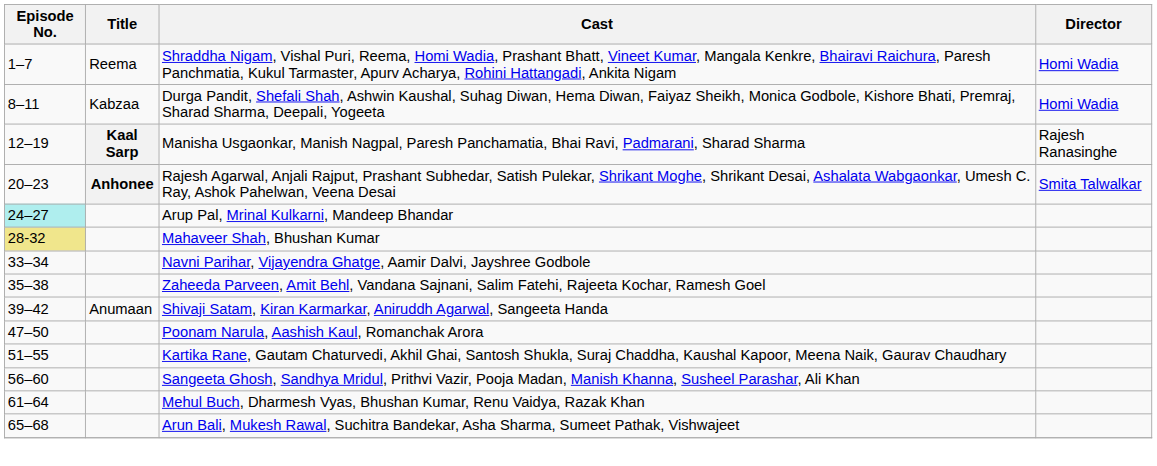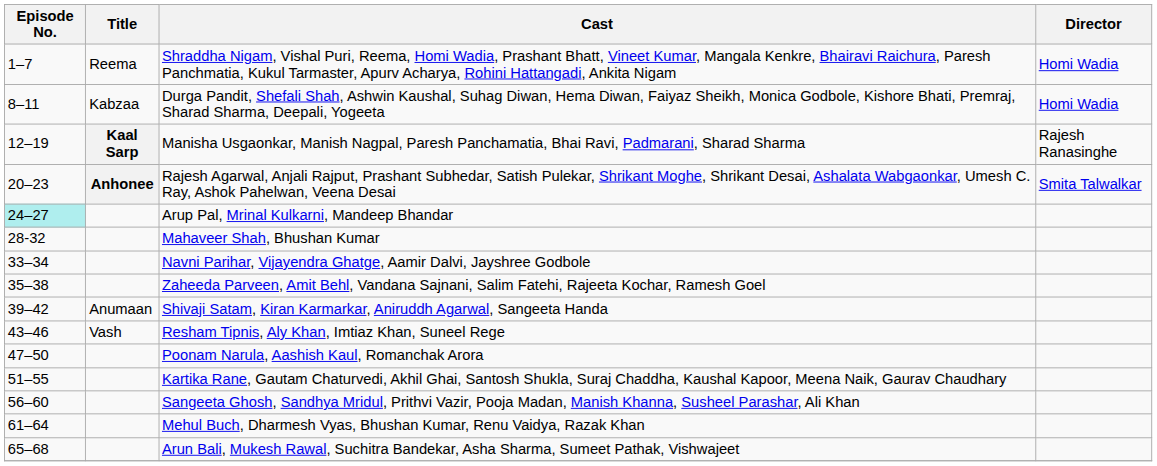(27, 239) khaki background -> (27, 239) no background
+ row: (333, 332)
